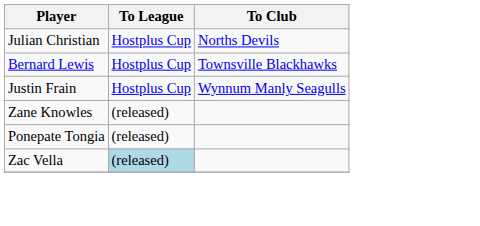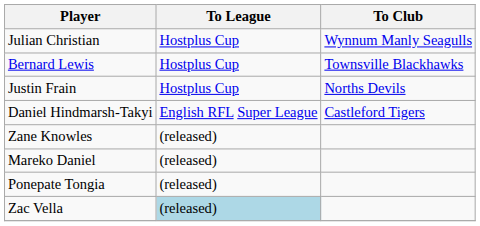(238, 40) Norths Devils -> (398, 40) Wynnum Manly Seagulls
(272, 88) Wynnum Manly Seagulls -> (365, 88) Norths Devils
+ row: (80, 112)
+ row: (52, 160)
